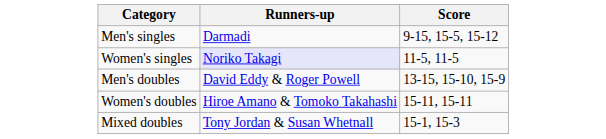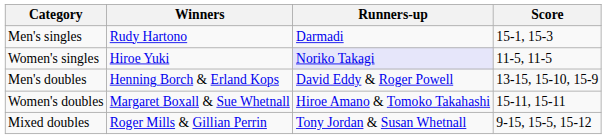+ column: (200, 15)
(451, 36) 9-15, 15-5, 15-12 -> (525, 36) 15-1, 15-3
(432, 123) 15-1, 15-3 -> (544, 123) 9-15, 15-5, 15-12
